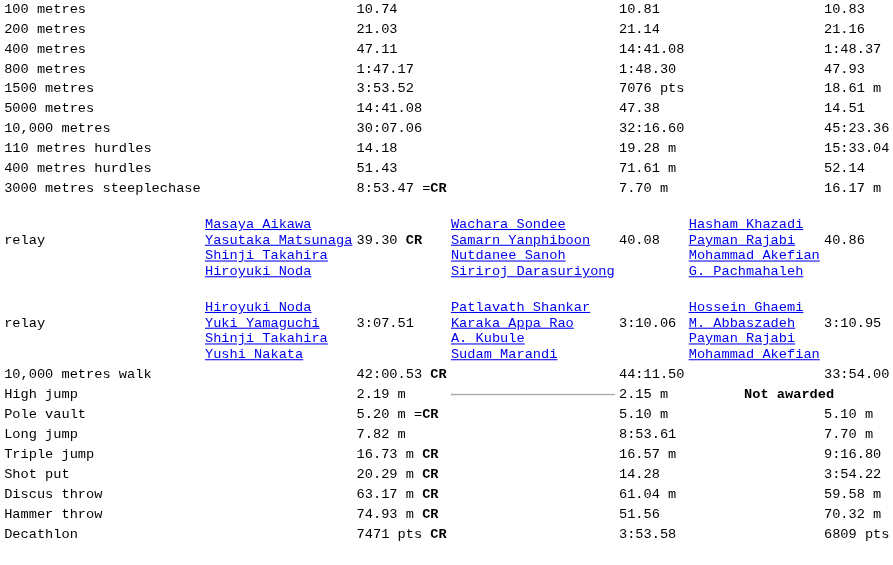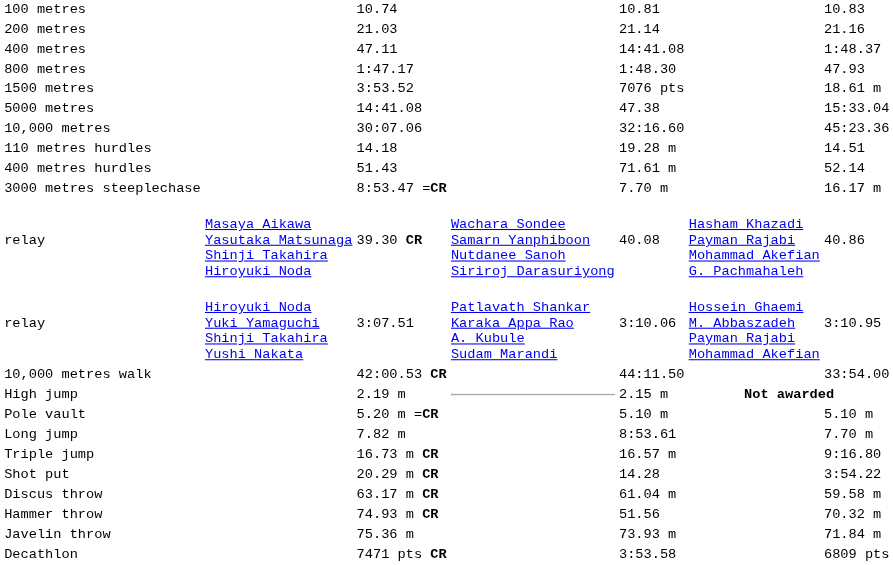(844, 109) 14.51 -> (857, 109) 15:33.04
(857, 149) 15:33.04 -> (844, 149) 14.51
+ row: (57, 534)
